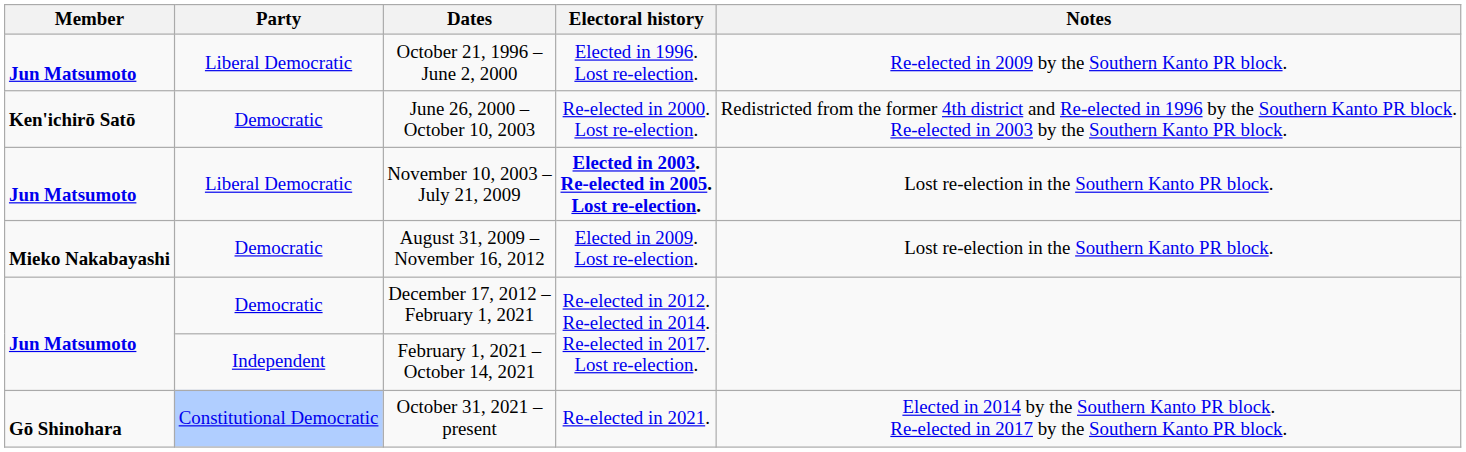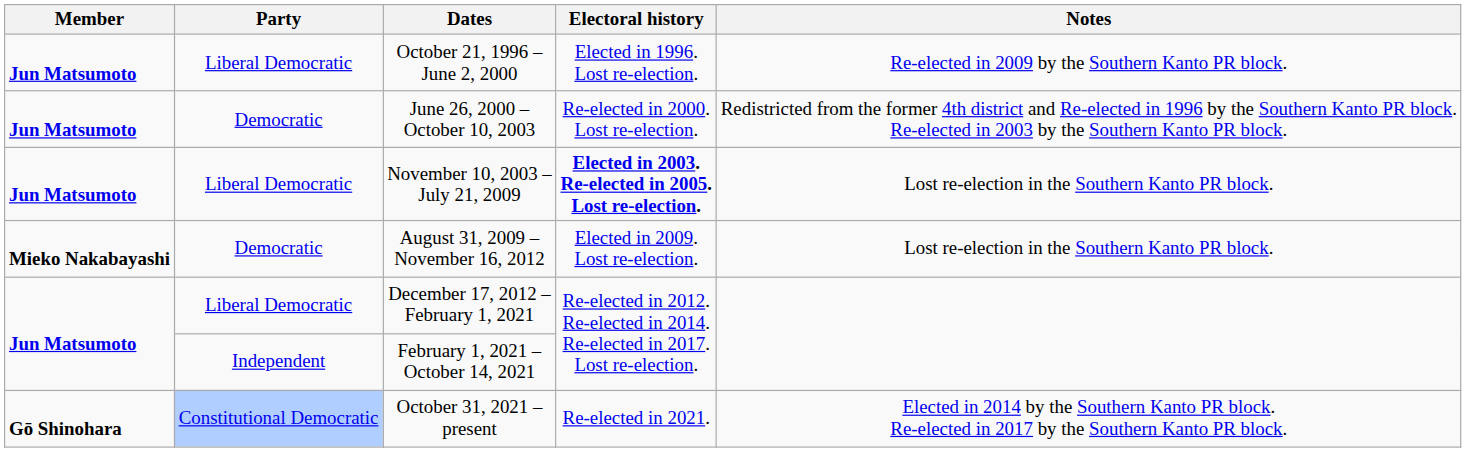(72, 119) Ken'ichirō Satō -> (73, 130) Jun Matsumoto
(279, 305) Democratic -> (279, 305) Liberal Democratic
